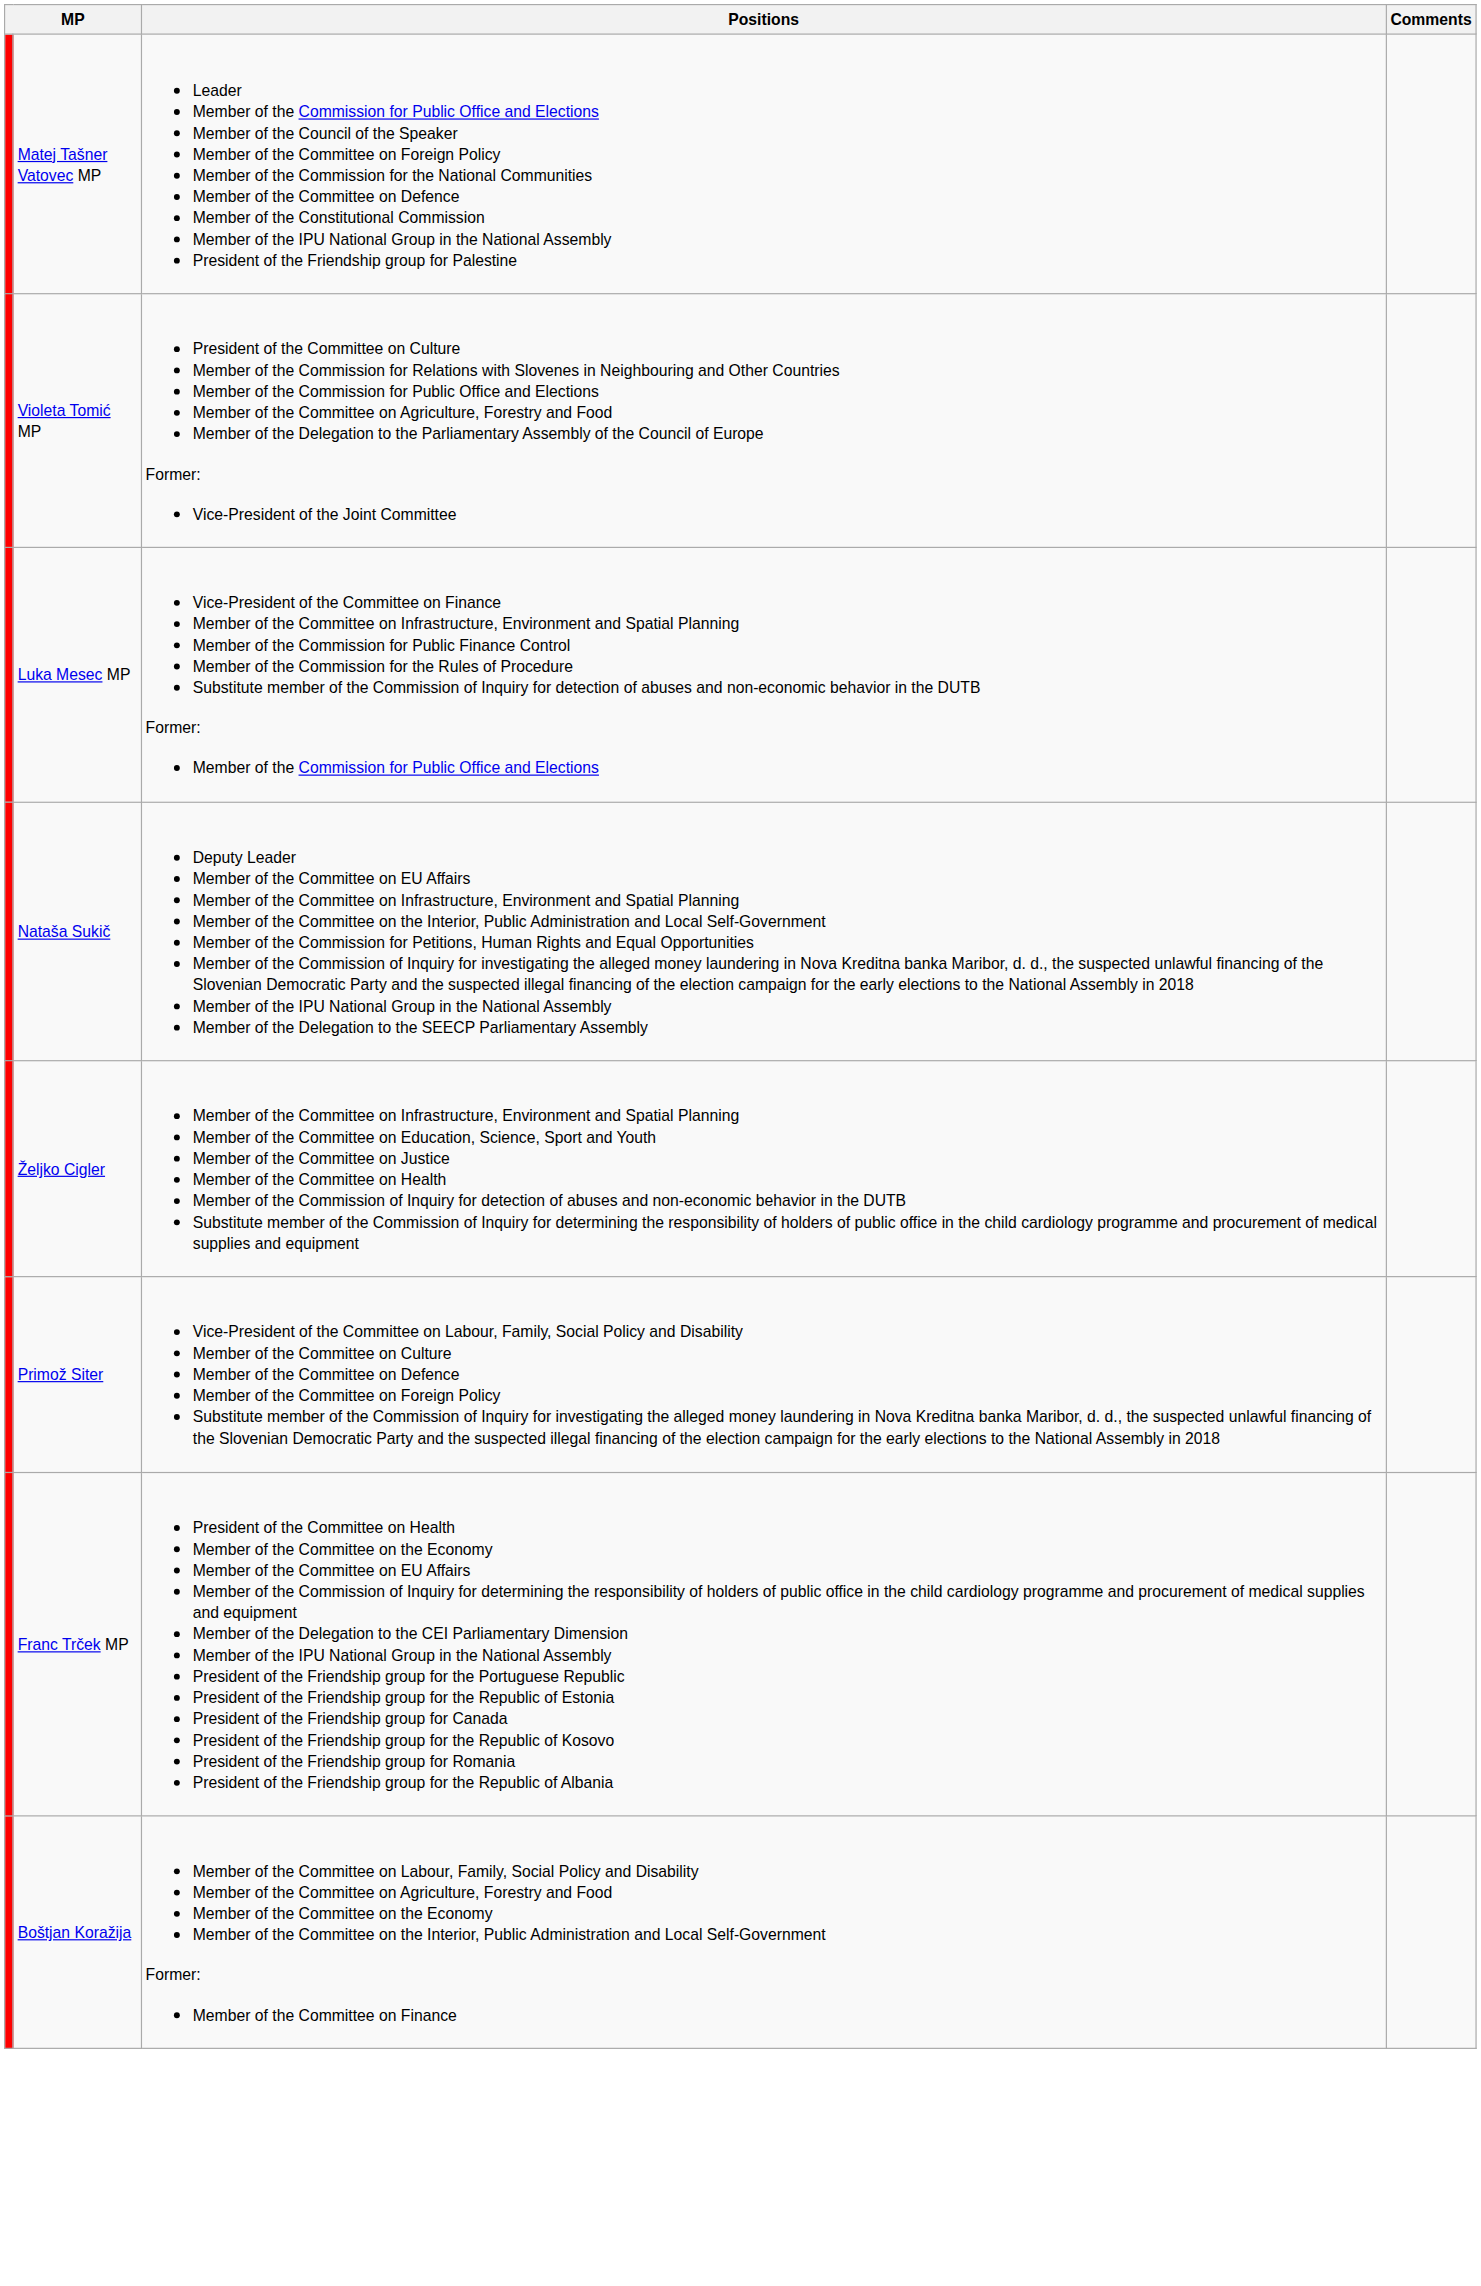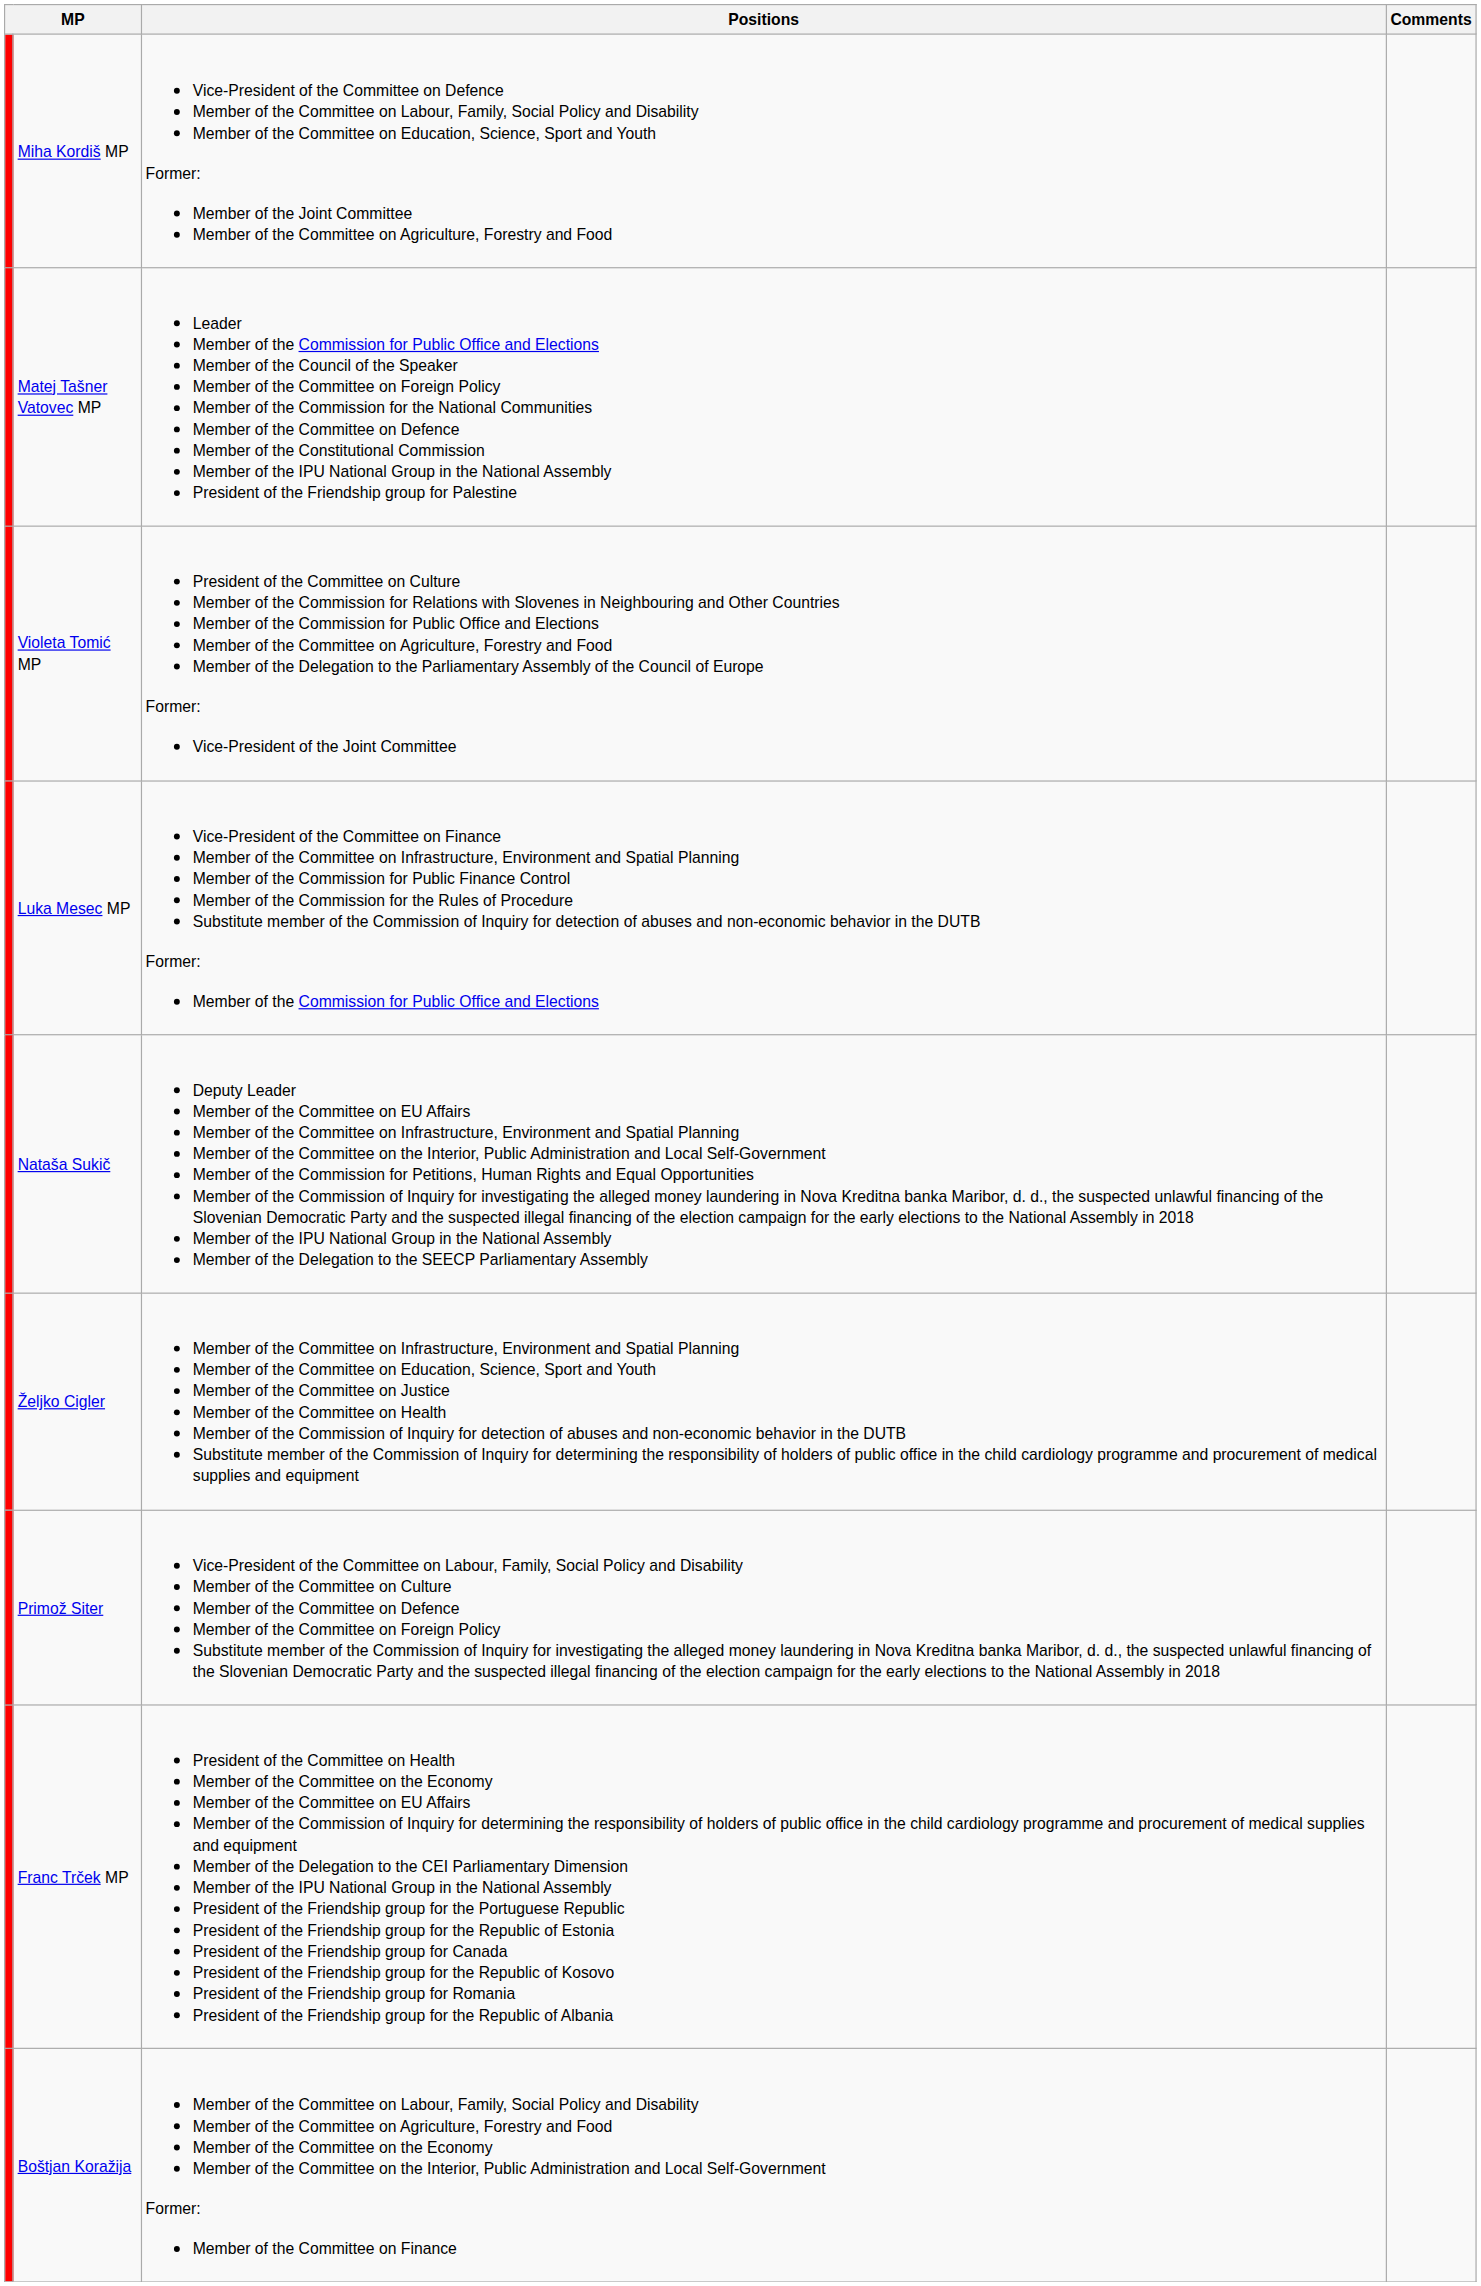+ row: (73, 152)
